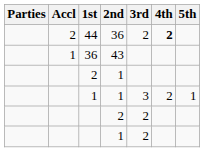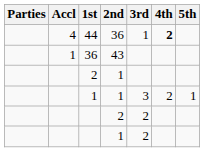(73, 34) 2 -> (73, 34) 4
(146, 34) 2 -> (146, 34) 1
